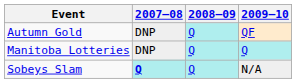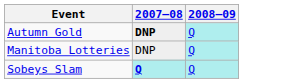- column: (265, 14)
(145, 32) normal -> (145, 32) bold
